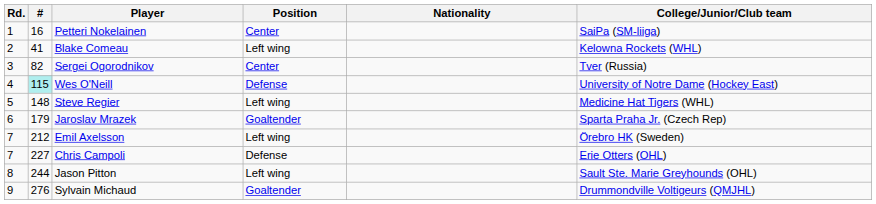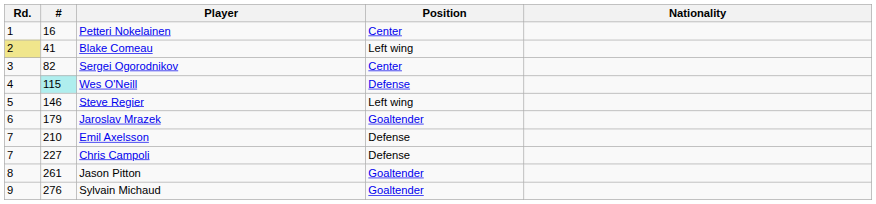- column: (724, 13)
(10, 48) no background -> (10, 48) khaki background
(40, 102) 148 -> (52, 102) 146
(40, 137) 212 -> (52, 137) 210
(268, 137) Left wing -> (389, 137) Defense
(40, 173) 244 -> (52, 173) 261
(268, 173) Left wing -> (396, 173) Goaltender
